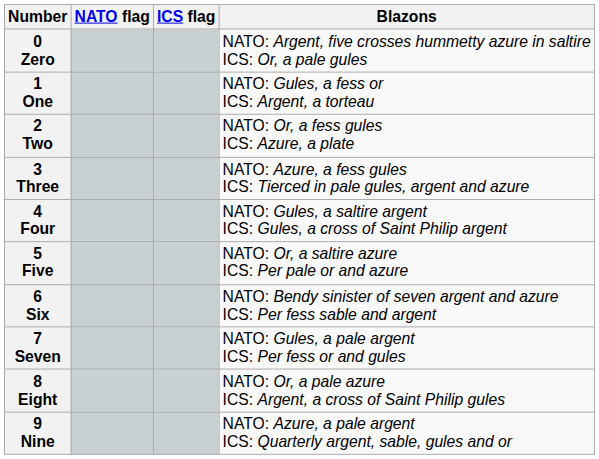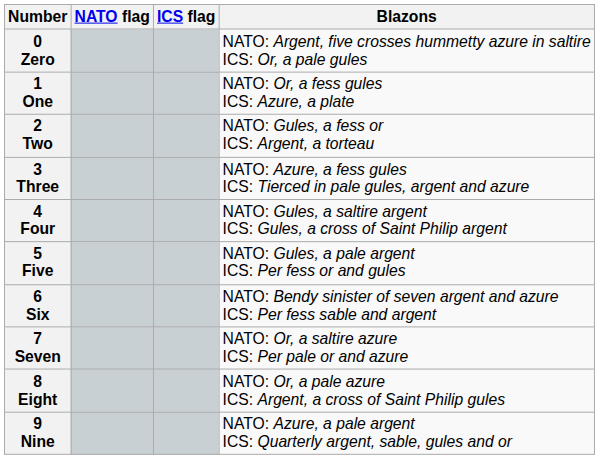(303, 93) NATO: Gules, a fess or ICS: Argent, a torteau -> (303, 93) NATO: Or, a fess gules ICS: Azure, a plate
(303, 135) NATO: Or, a fess gules ICS: Azure, a plate -> (303, 135) NATO: Gules, a fess or ICS: Argent, a torteau
(315, 263) NATO: Or, a saltire azure ICS: Per pale or and azure -> (319, 263) NATO: Gules, a pale argent ICS: Per fess or and gules
(319, 348) NATO: Gules, a pale argent ICS: Per fess or and gules -> (315, 348) NATO: Or, a saltire azure ICS: Per pale or and azure
